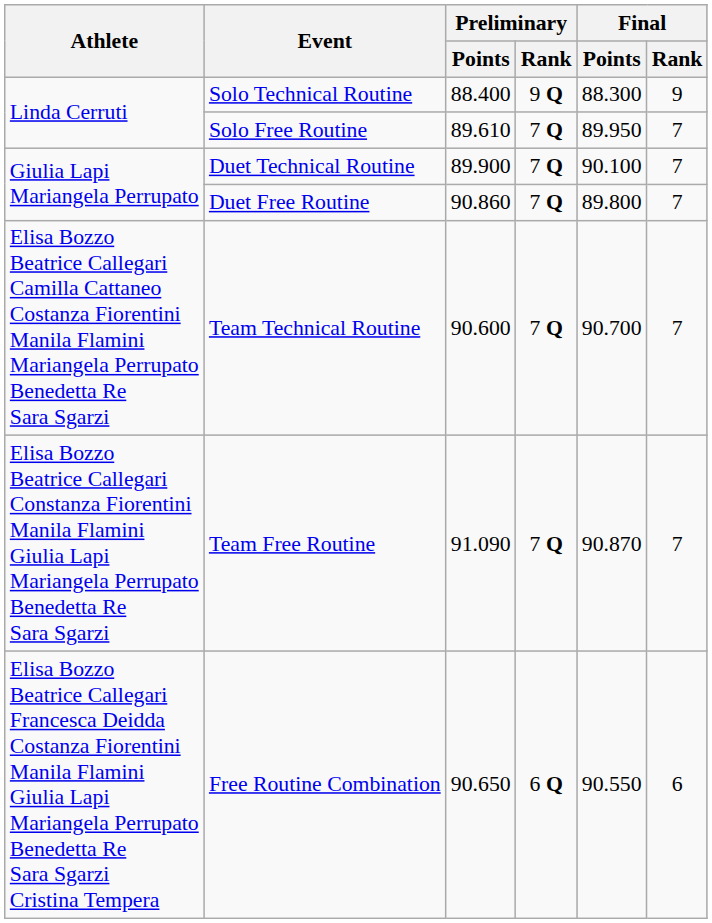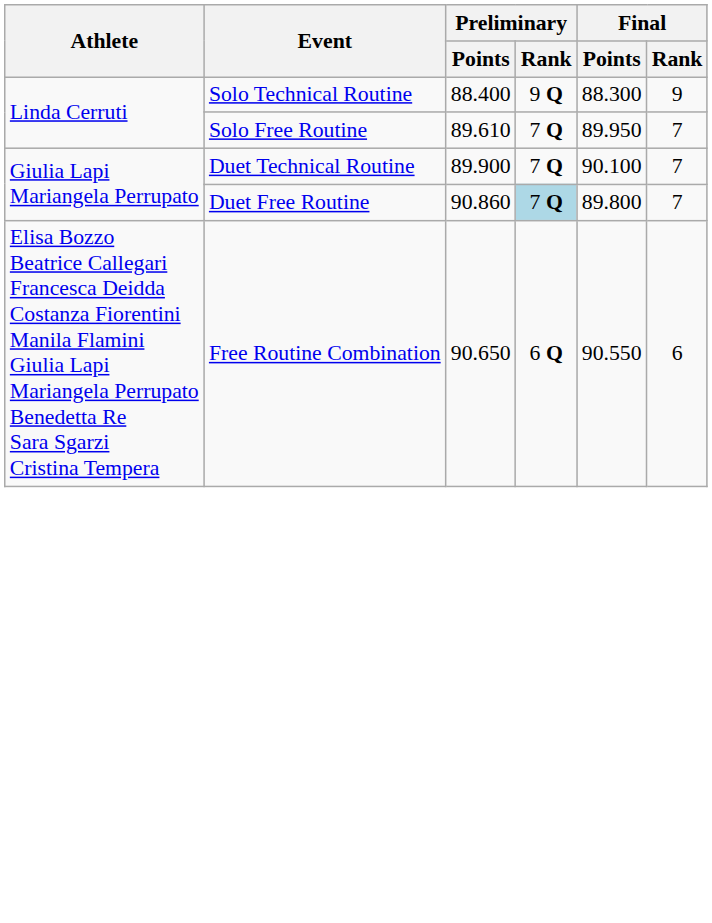(546, 202) no background -> (546, 202) lightblue background
- row: (315, 327)
- row: (292, 543)
